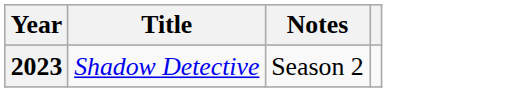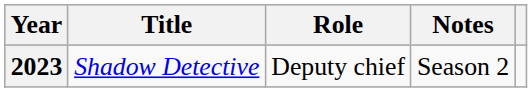+ column: (338, 24)
